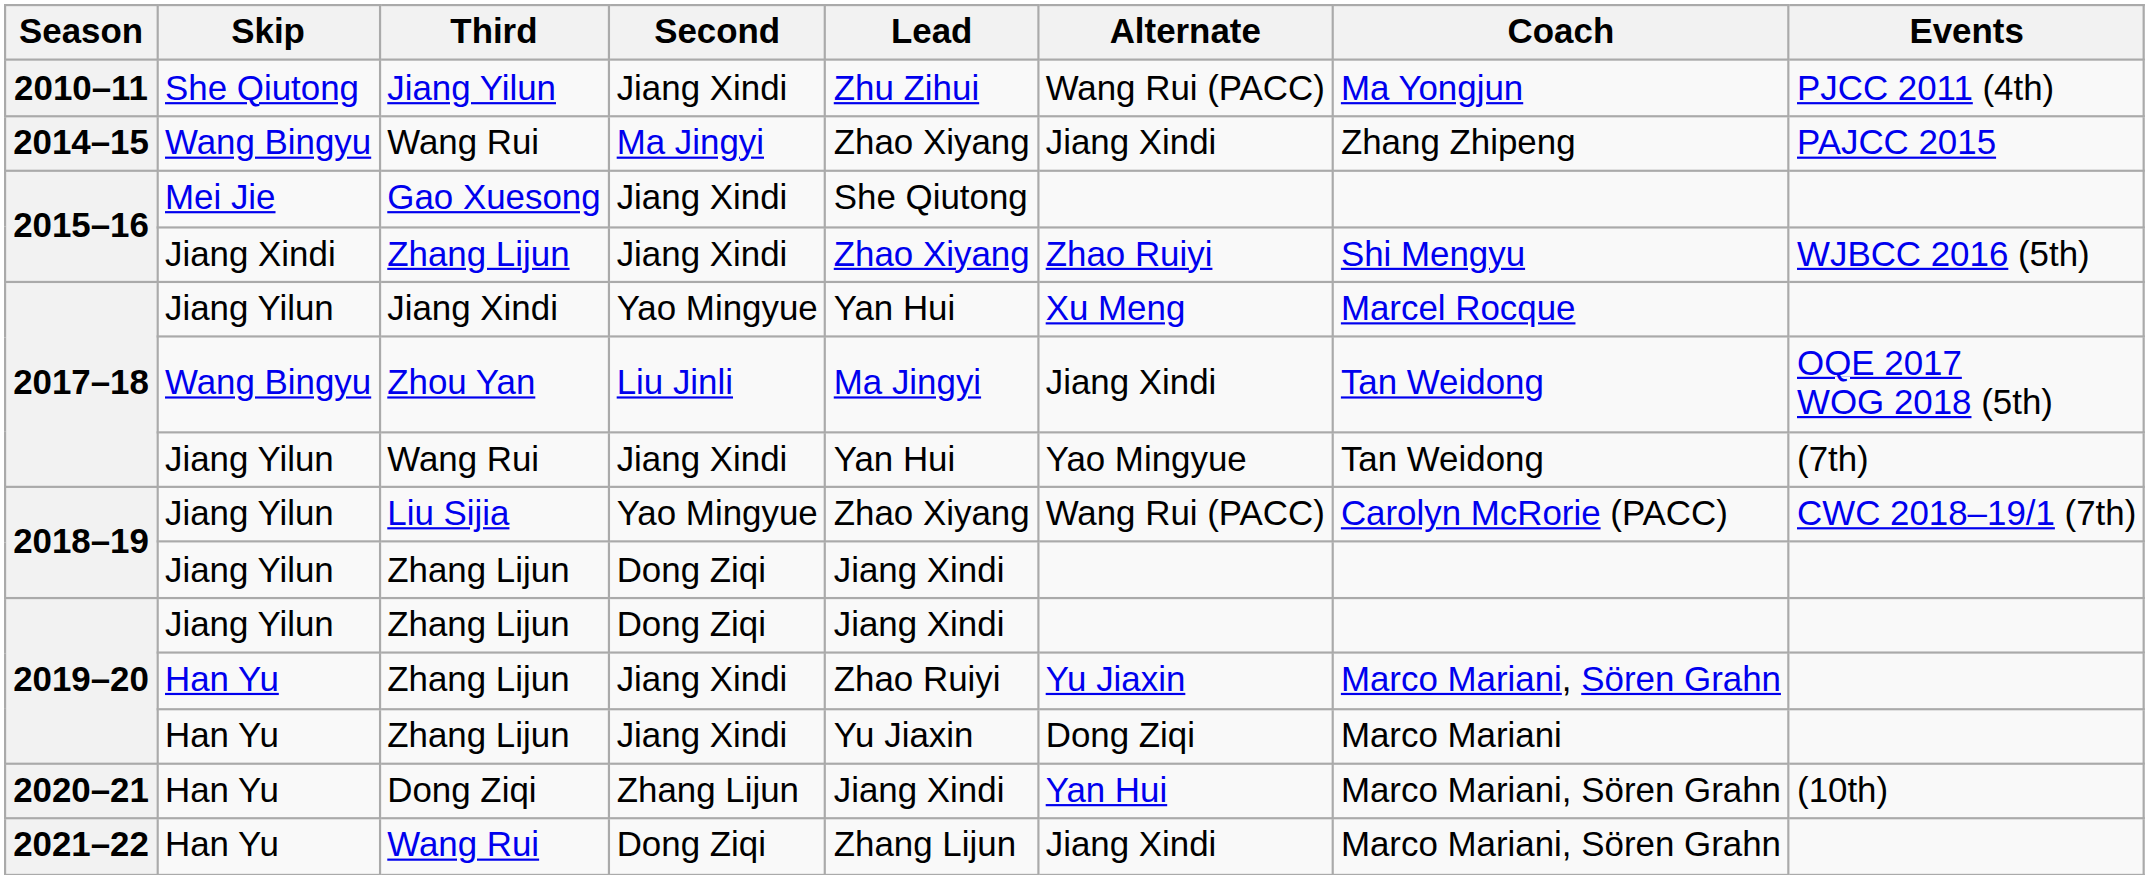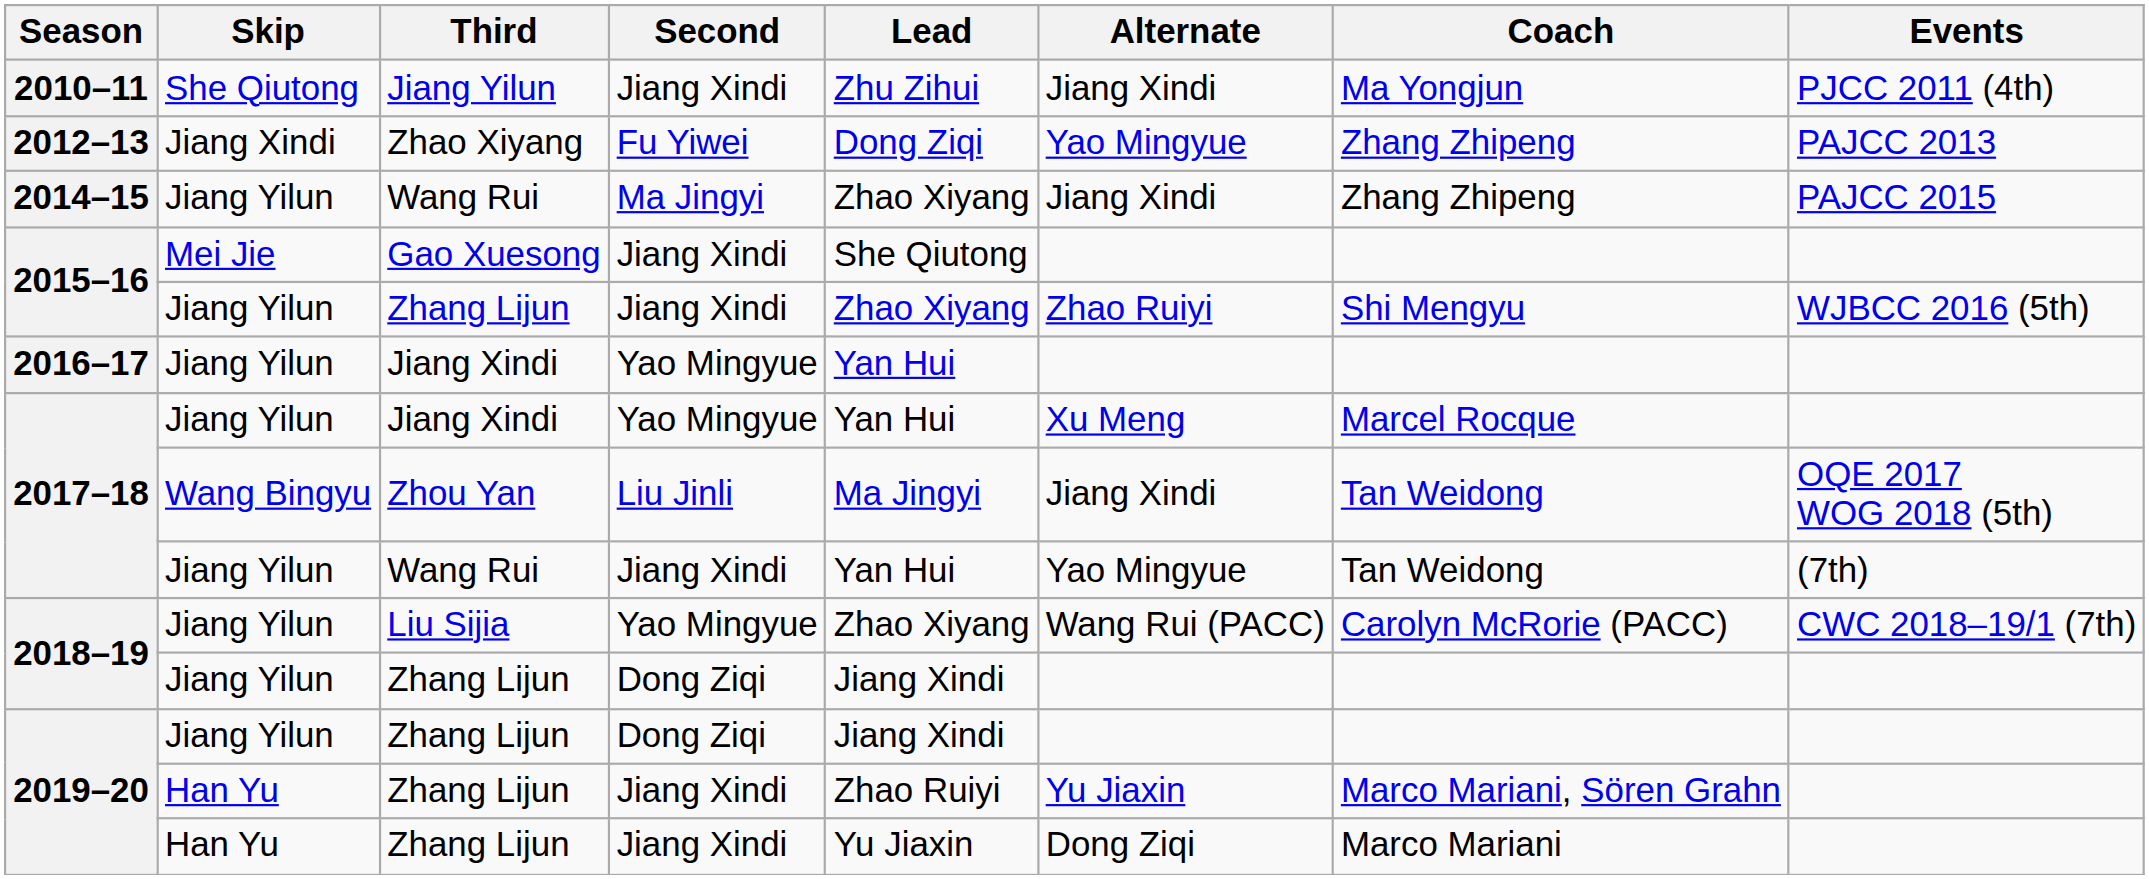(1185, 87) Wang Rui (PACC) -> (1131, 87) Jiang Xindi
+ row: (81, 142)
(268, 142) Wang Bingyu -> (249, 198) Jiang Yilun
(250, 253) Jiang Xindi -> (249, 308) Jiang Yilun
+ row: (81, 364)
- row: (81, 790)
- row: (81, 845)
